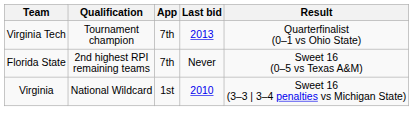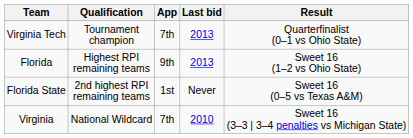+ row: (36, 63)
(167, 63) 7th -> (167, 91) 1st
(167, 91) 1st -> (167, 119) 7th
